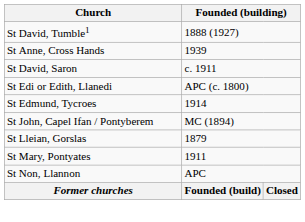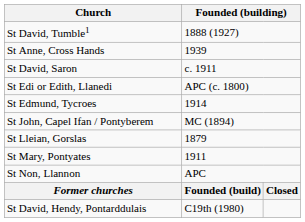+ row: (77, 208)
